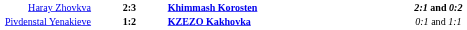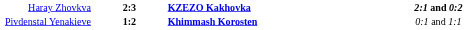(213, 7) Khimmash Korosten -> (209, 7) KZEZO Kakhovka
(209, 21) KZEZO Kakhovka -> (213, 21) Khimmash Korosten
